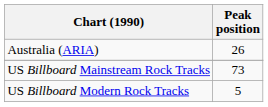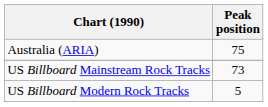(238, 49) 26 -> (238, 49) 75
